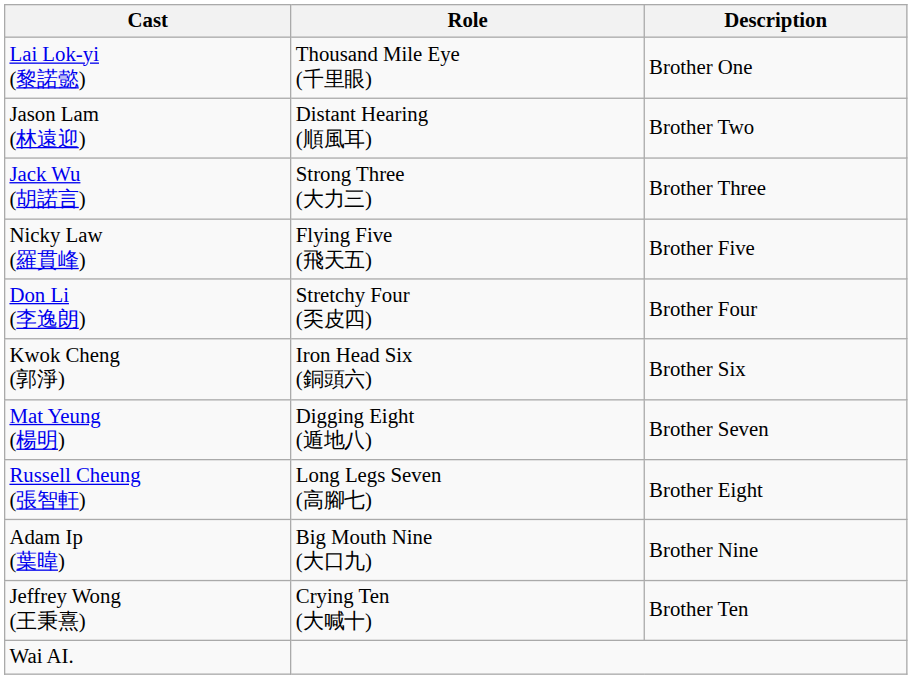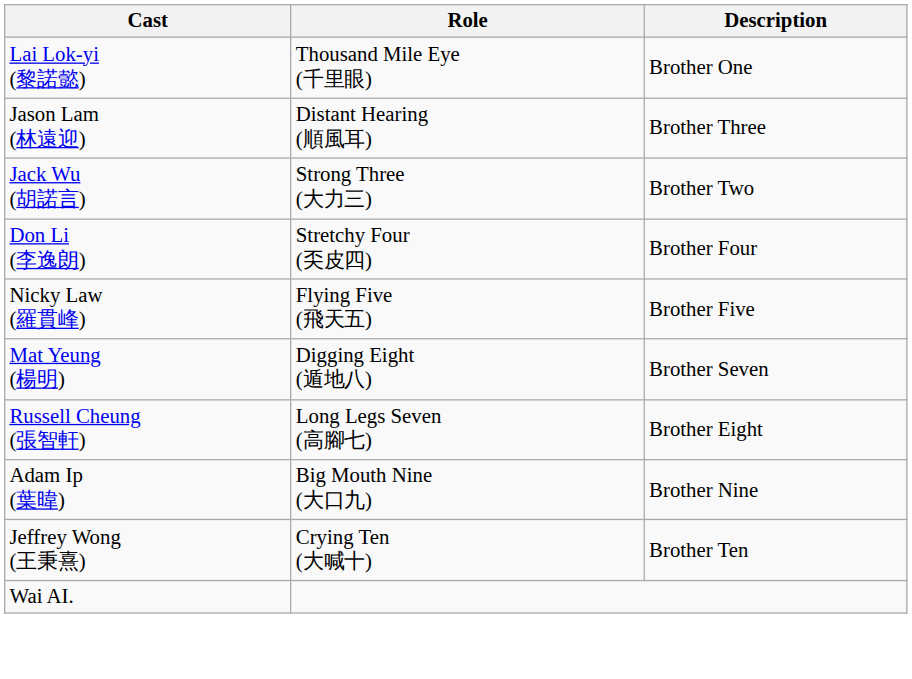(702, 127) Brother Two -> (708, 127) Brother Three
(708, 188) Brother Three -> (702, 188) Brother Two
rows swapped: (48, 307) <-> (56, 247)
- row: (65, 367)
